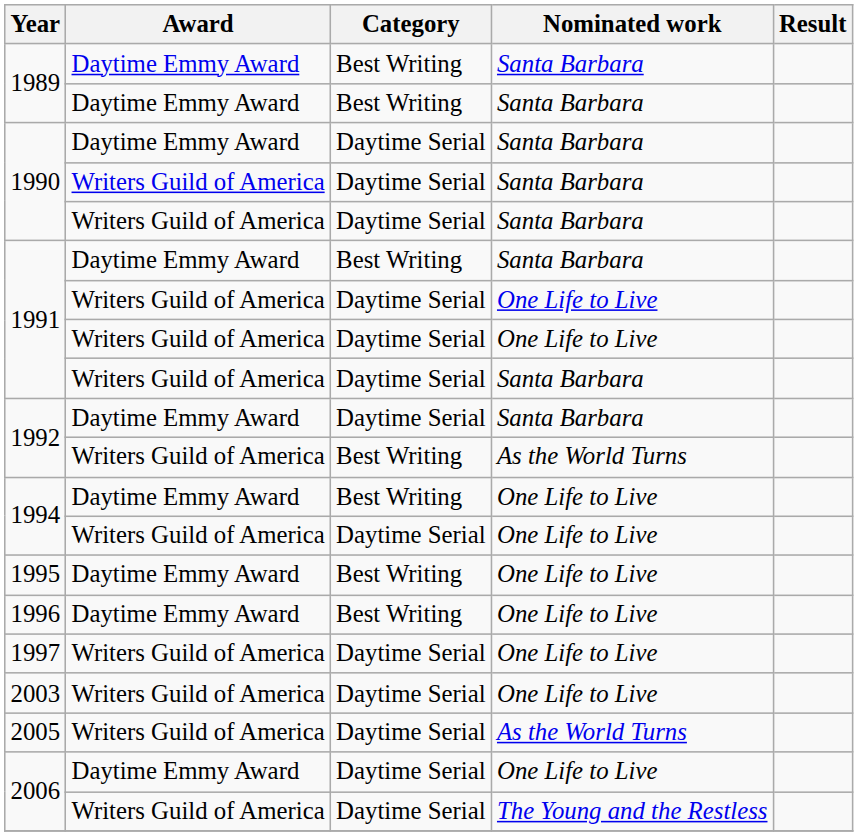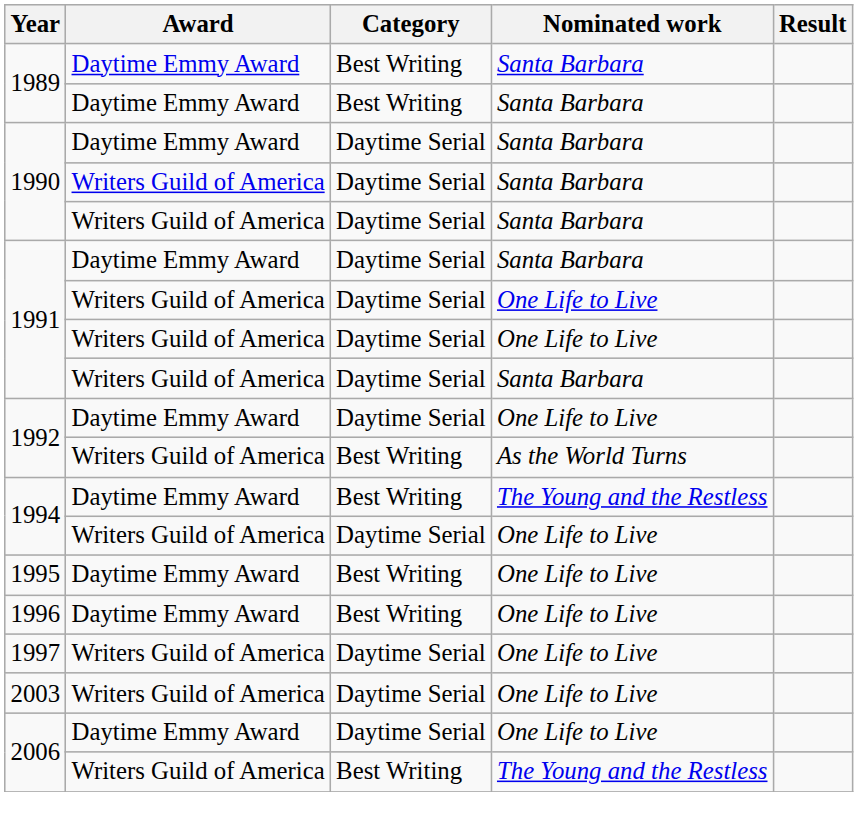(399, 260) Best Writing -> (411, 260) Daytime Serial
(570, 417) Santa Barbara -> (577, 417) One Life to Live
(577, 496) One Life to Live -> (632, 496) The Young and the Restless
- row: (35, 732)
(411, 810) Daytime Serial -> (399, 771) Best Writing
